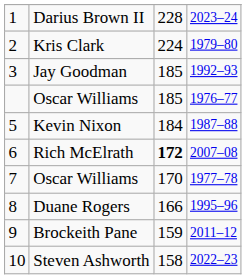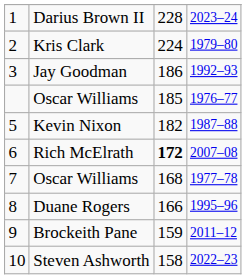(170, 71) 185 -> (170, 71) 186
(170, 125) 184 -> (170, 125) 182
(170, 179) 170 -> (170, 179) 168
